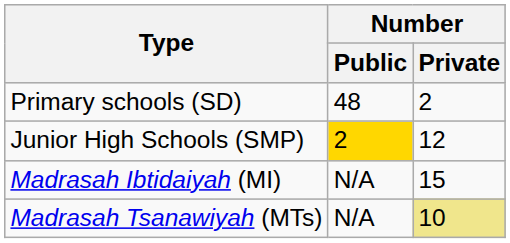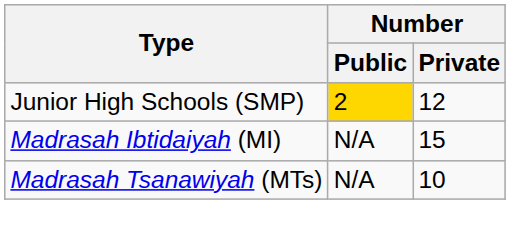- row: (126, 101)
(432, 218) khaki background -> (432, 179) no background
